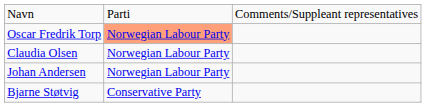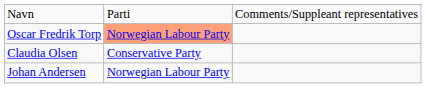(168, 53) Norwegian Labour Party -> (154, 53) Conservative Party
- row: (43, 92)
